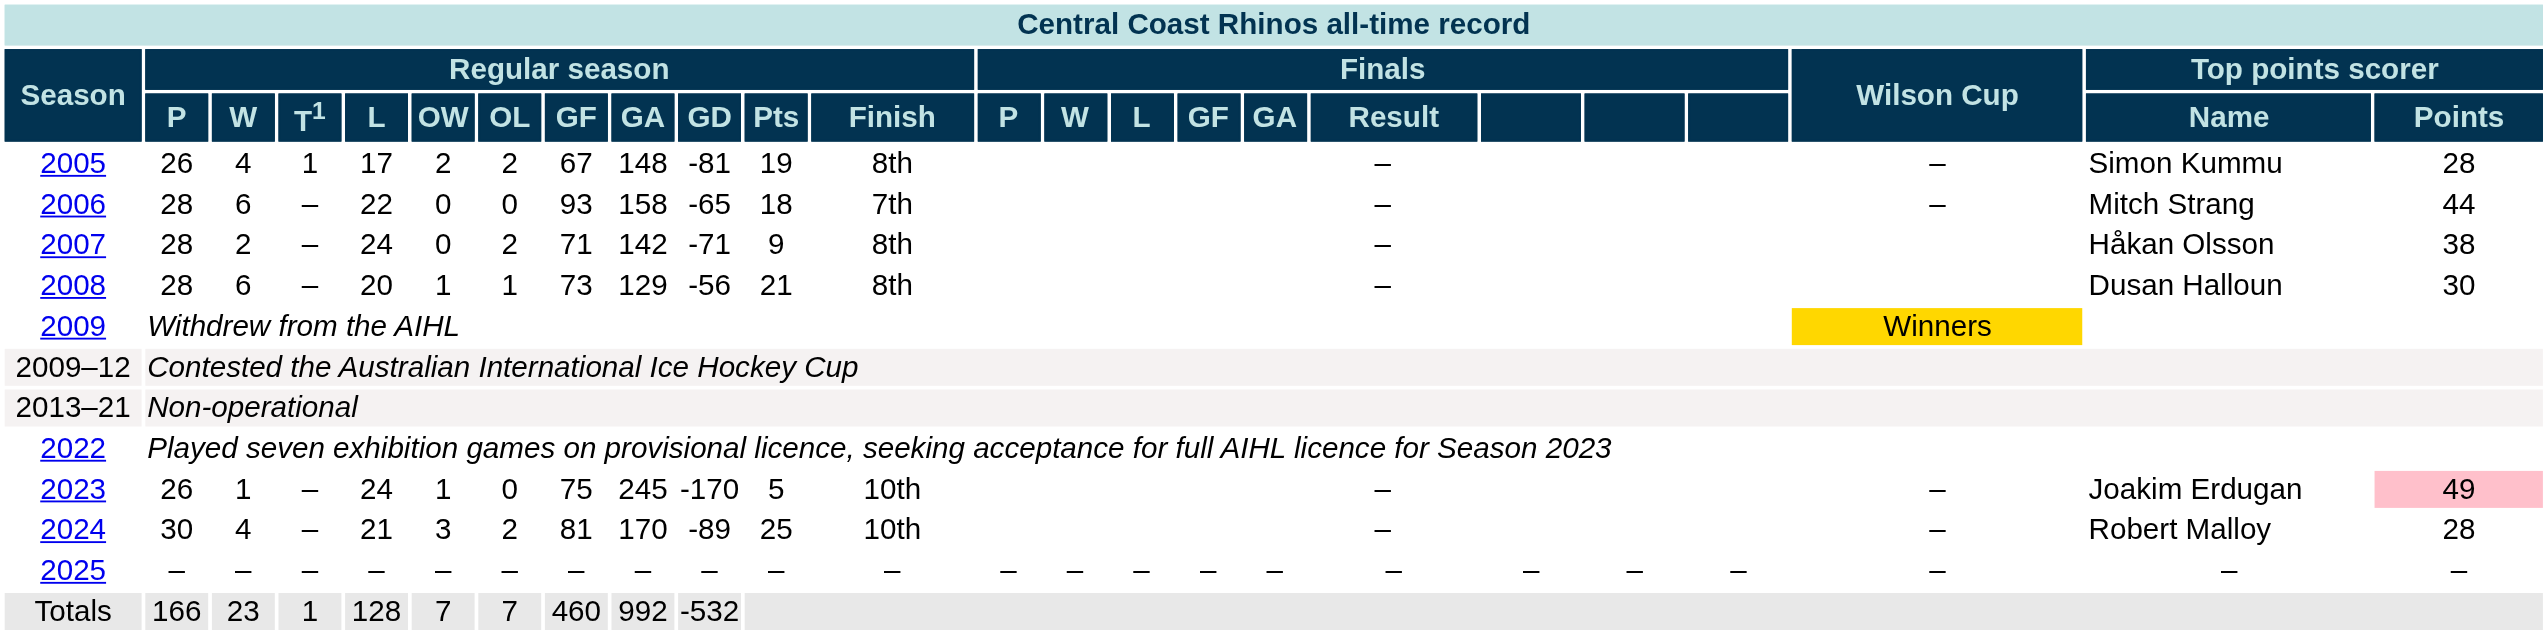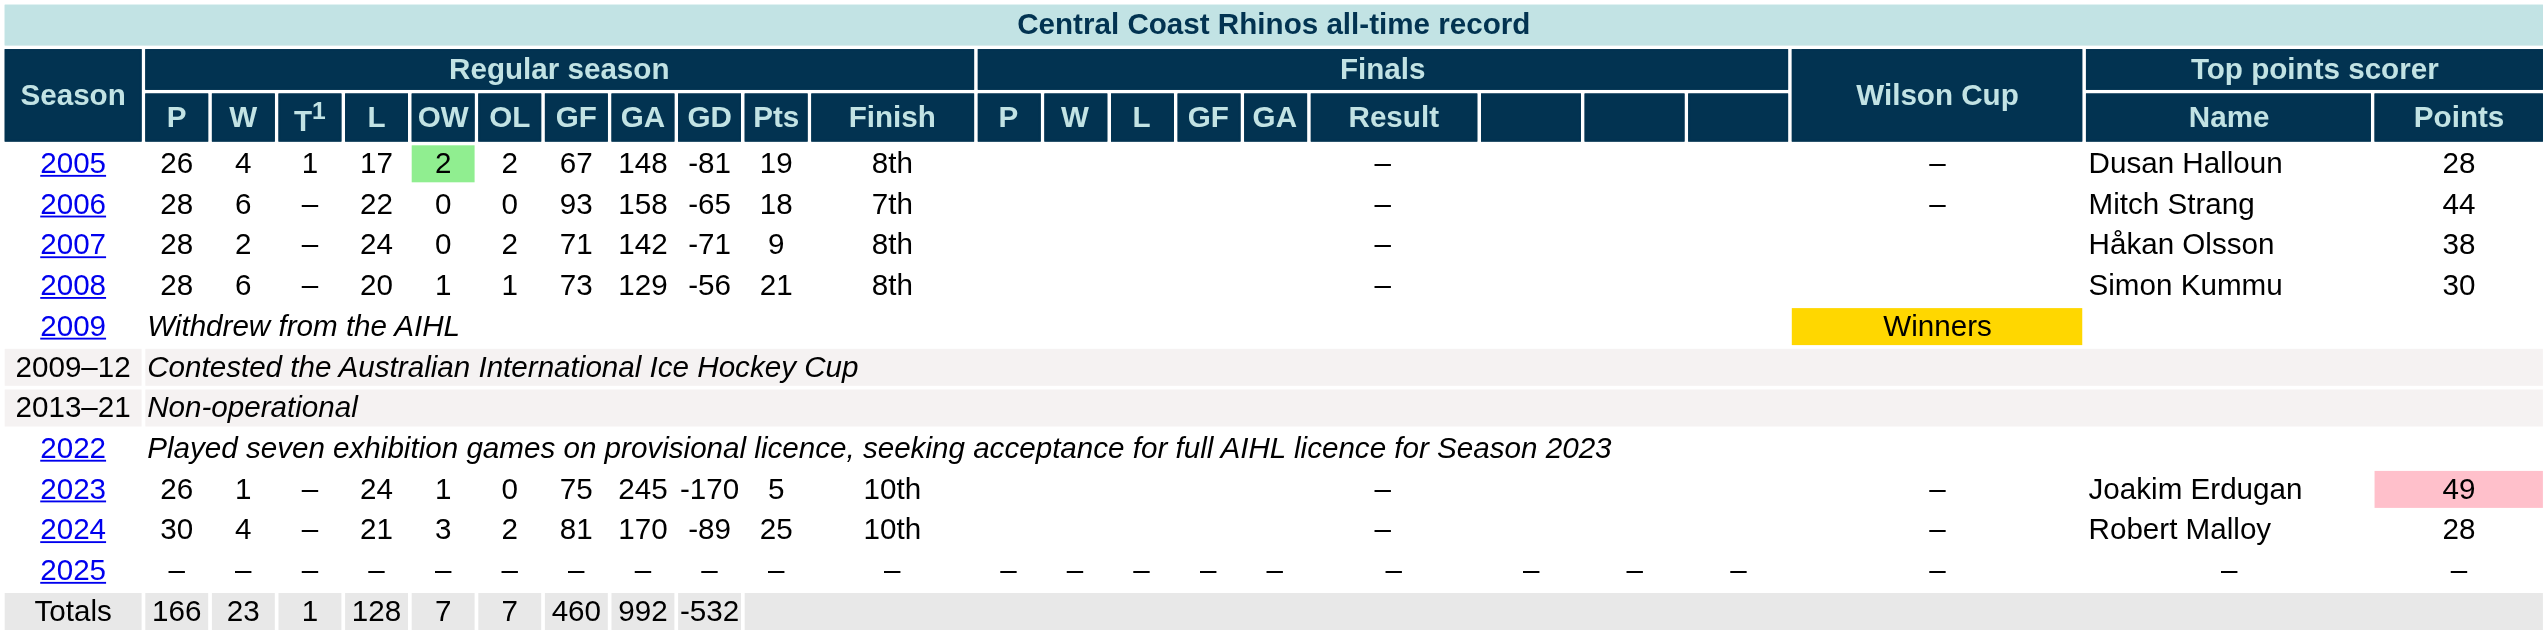(443, 163) no background -> (443, 163) lightgreen background
(2186, 163) Simon Kummu -> (2186, 163) Dusan Halloun
(2186, 286) Dusan Halloun -> (2186, 286) Simon Kummu
